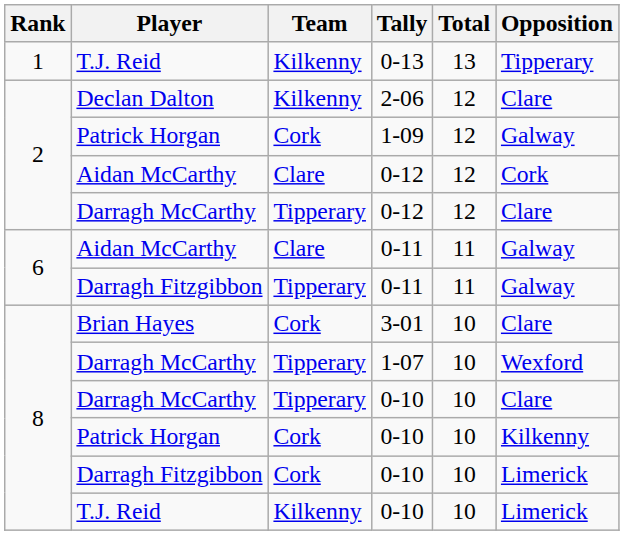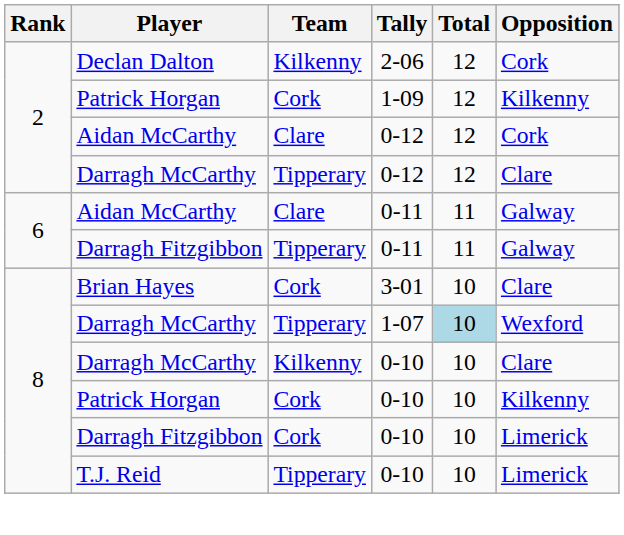- row: (119, 60)
(527, 98) Clare -> (525, 60) Cork
(538, 135) Galway -> (545, 98) Kilkenny
(464, 361) no background -> (464, 323) lightblue background
(320, 398) Tipperary -> (317, 361) Kilkenny
(317, 511) Kilkenny -> (320, 473) Tipperary
